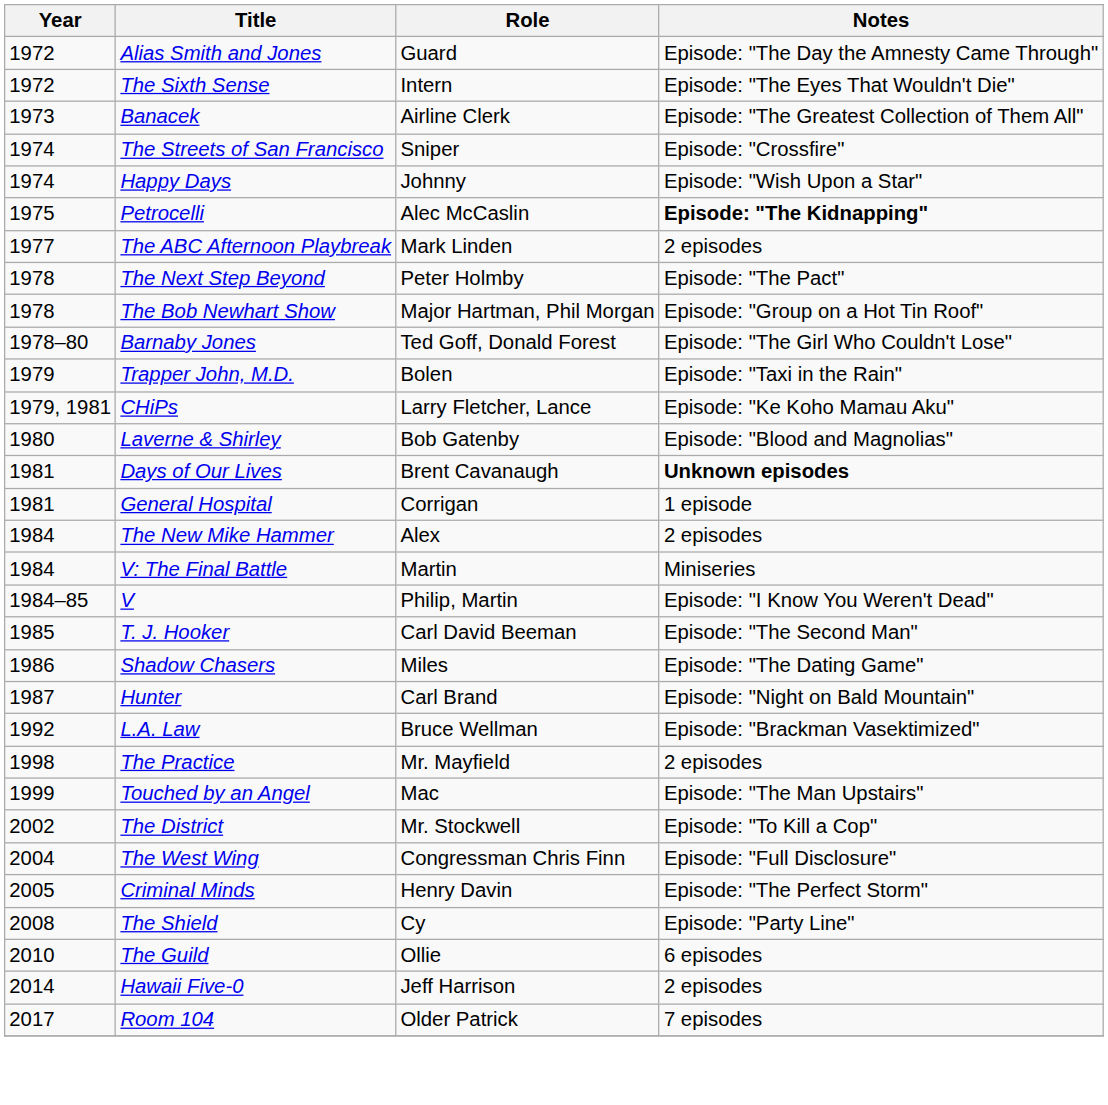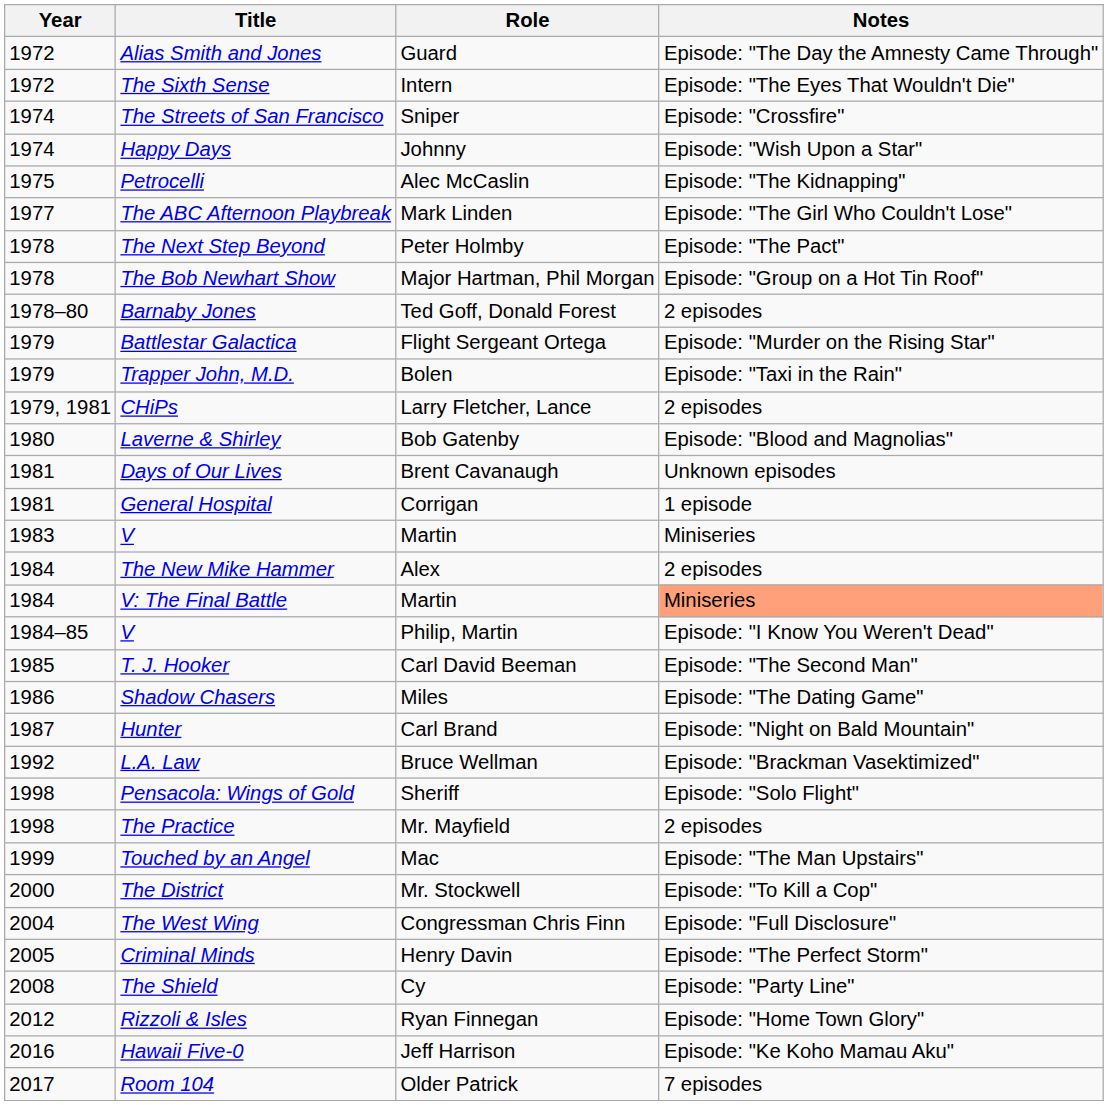- row: (160, 117)
(796, 213) bold -> (785, 181) normal
(713, 246) 2 episodes -> (838, 213) Episode: "The Girl Who Couldn't Lose"
(838, 342) Episode: "The Girl Who Couldn't Lose" -> (713, 310) 2 episodes
+ row: (208, 342)
(809, 407) Episode: "Ke Koho Mamau Aku" -> (713, 407) 2 episodes
(757, 471) bold -> (750, 471) normal
+ row: (127, 536)
(710, 568) no background -> (710, 600) lightsalmon background
+ row: (237, 794)
(32, 826) 2002 -> (32, 890) 2000
- row: (164, 955)
+ row: (184, 1019)
(32, 987) 2014 -> (32, 1051) 2016
(713, 987) 2 episodes -> (809, 1051) Episode: "Ke Koho Mamau Aku"
